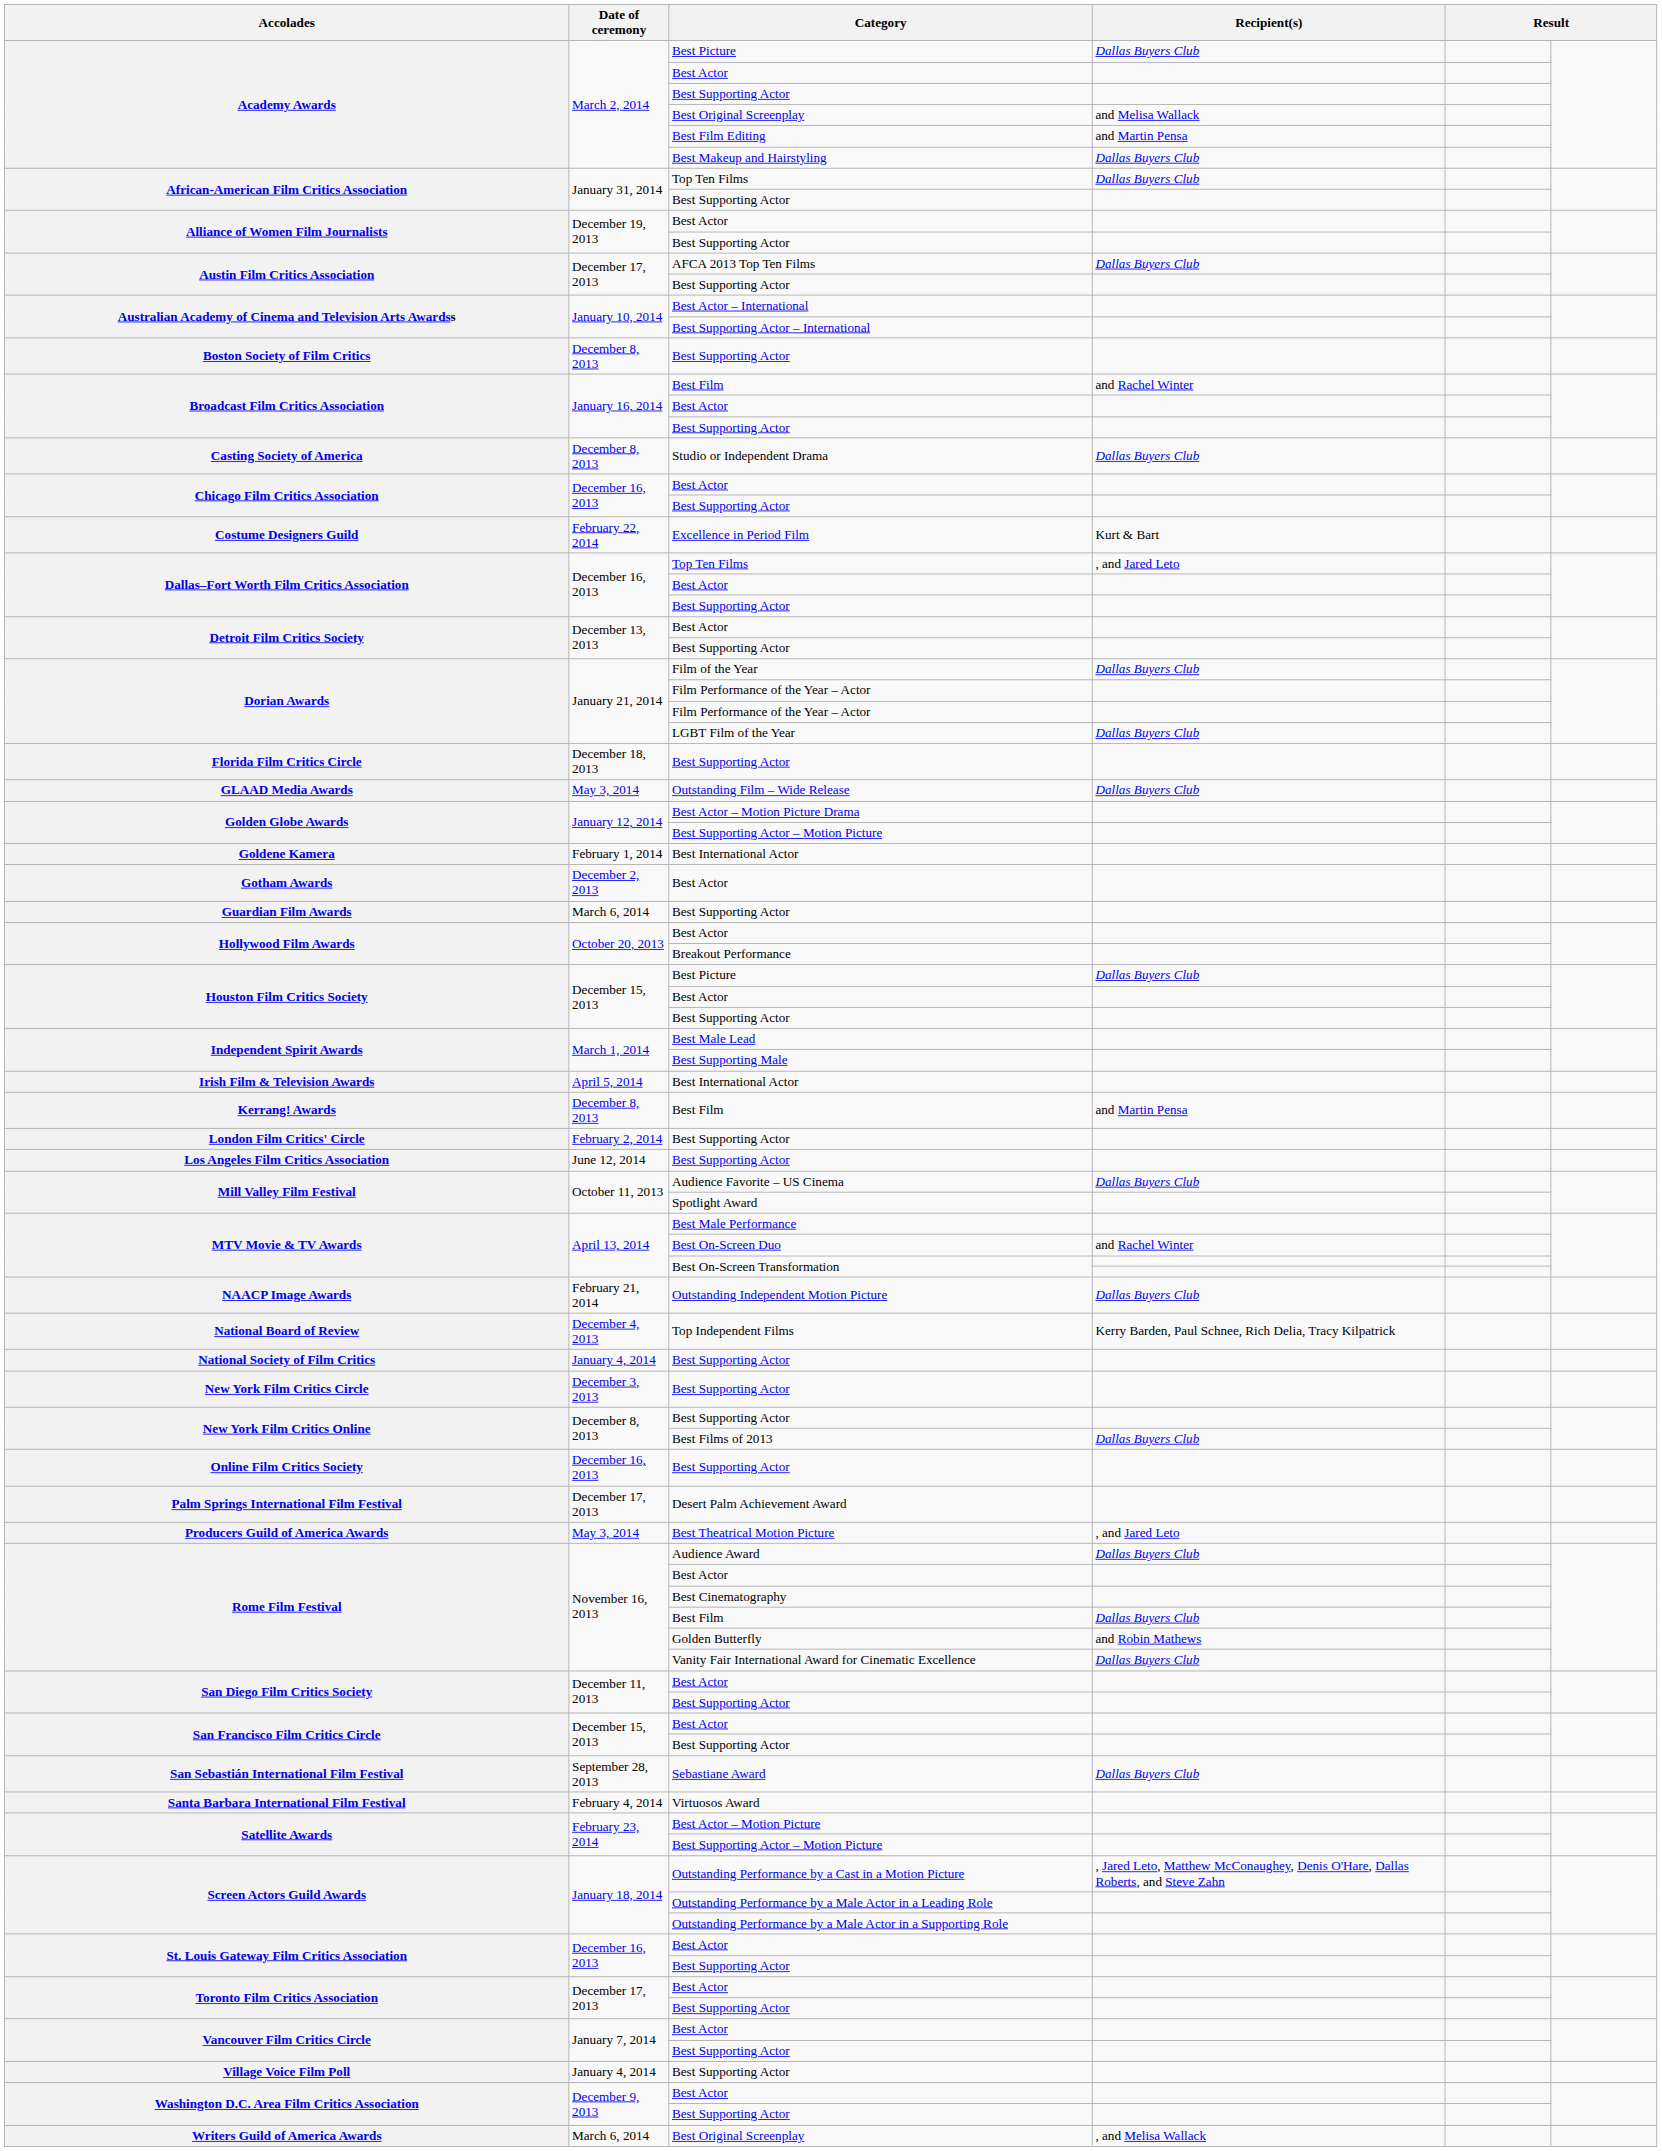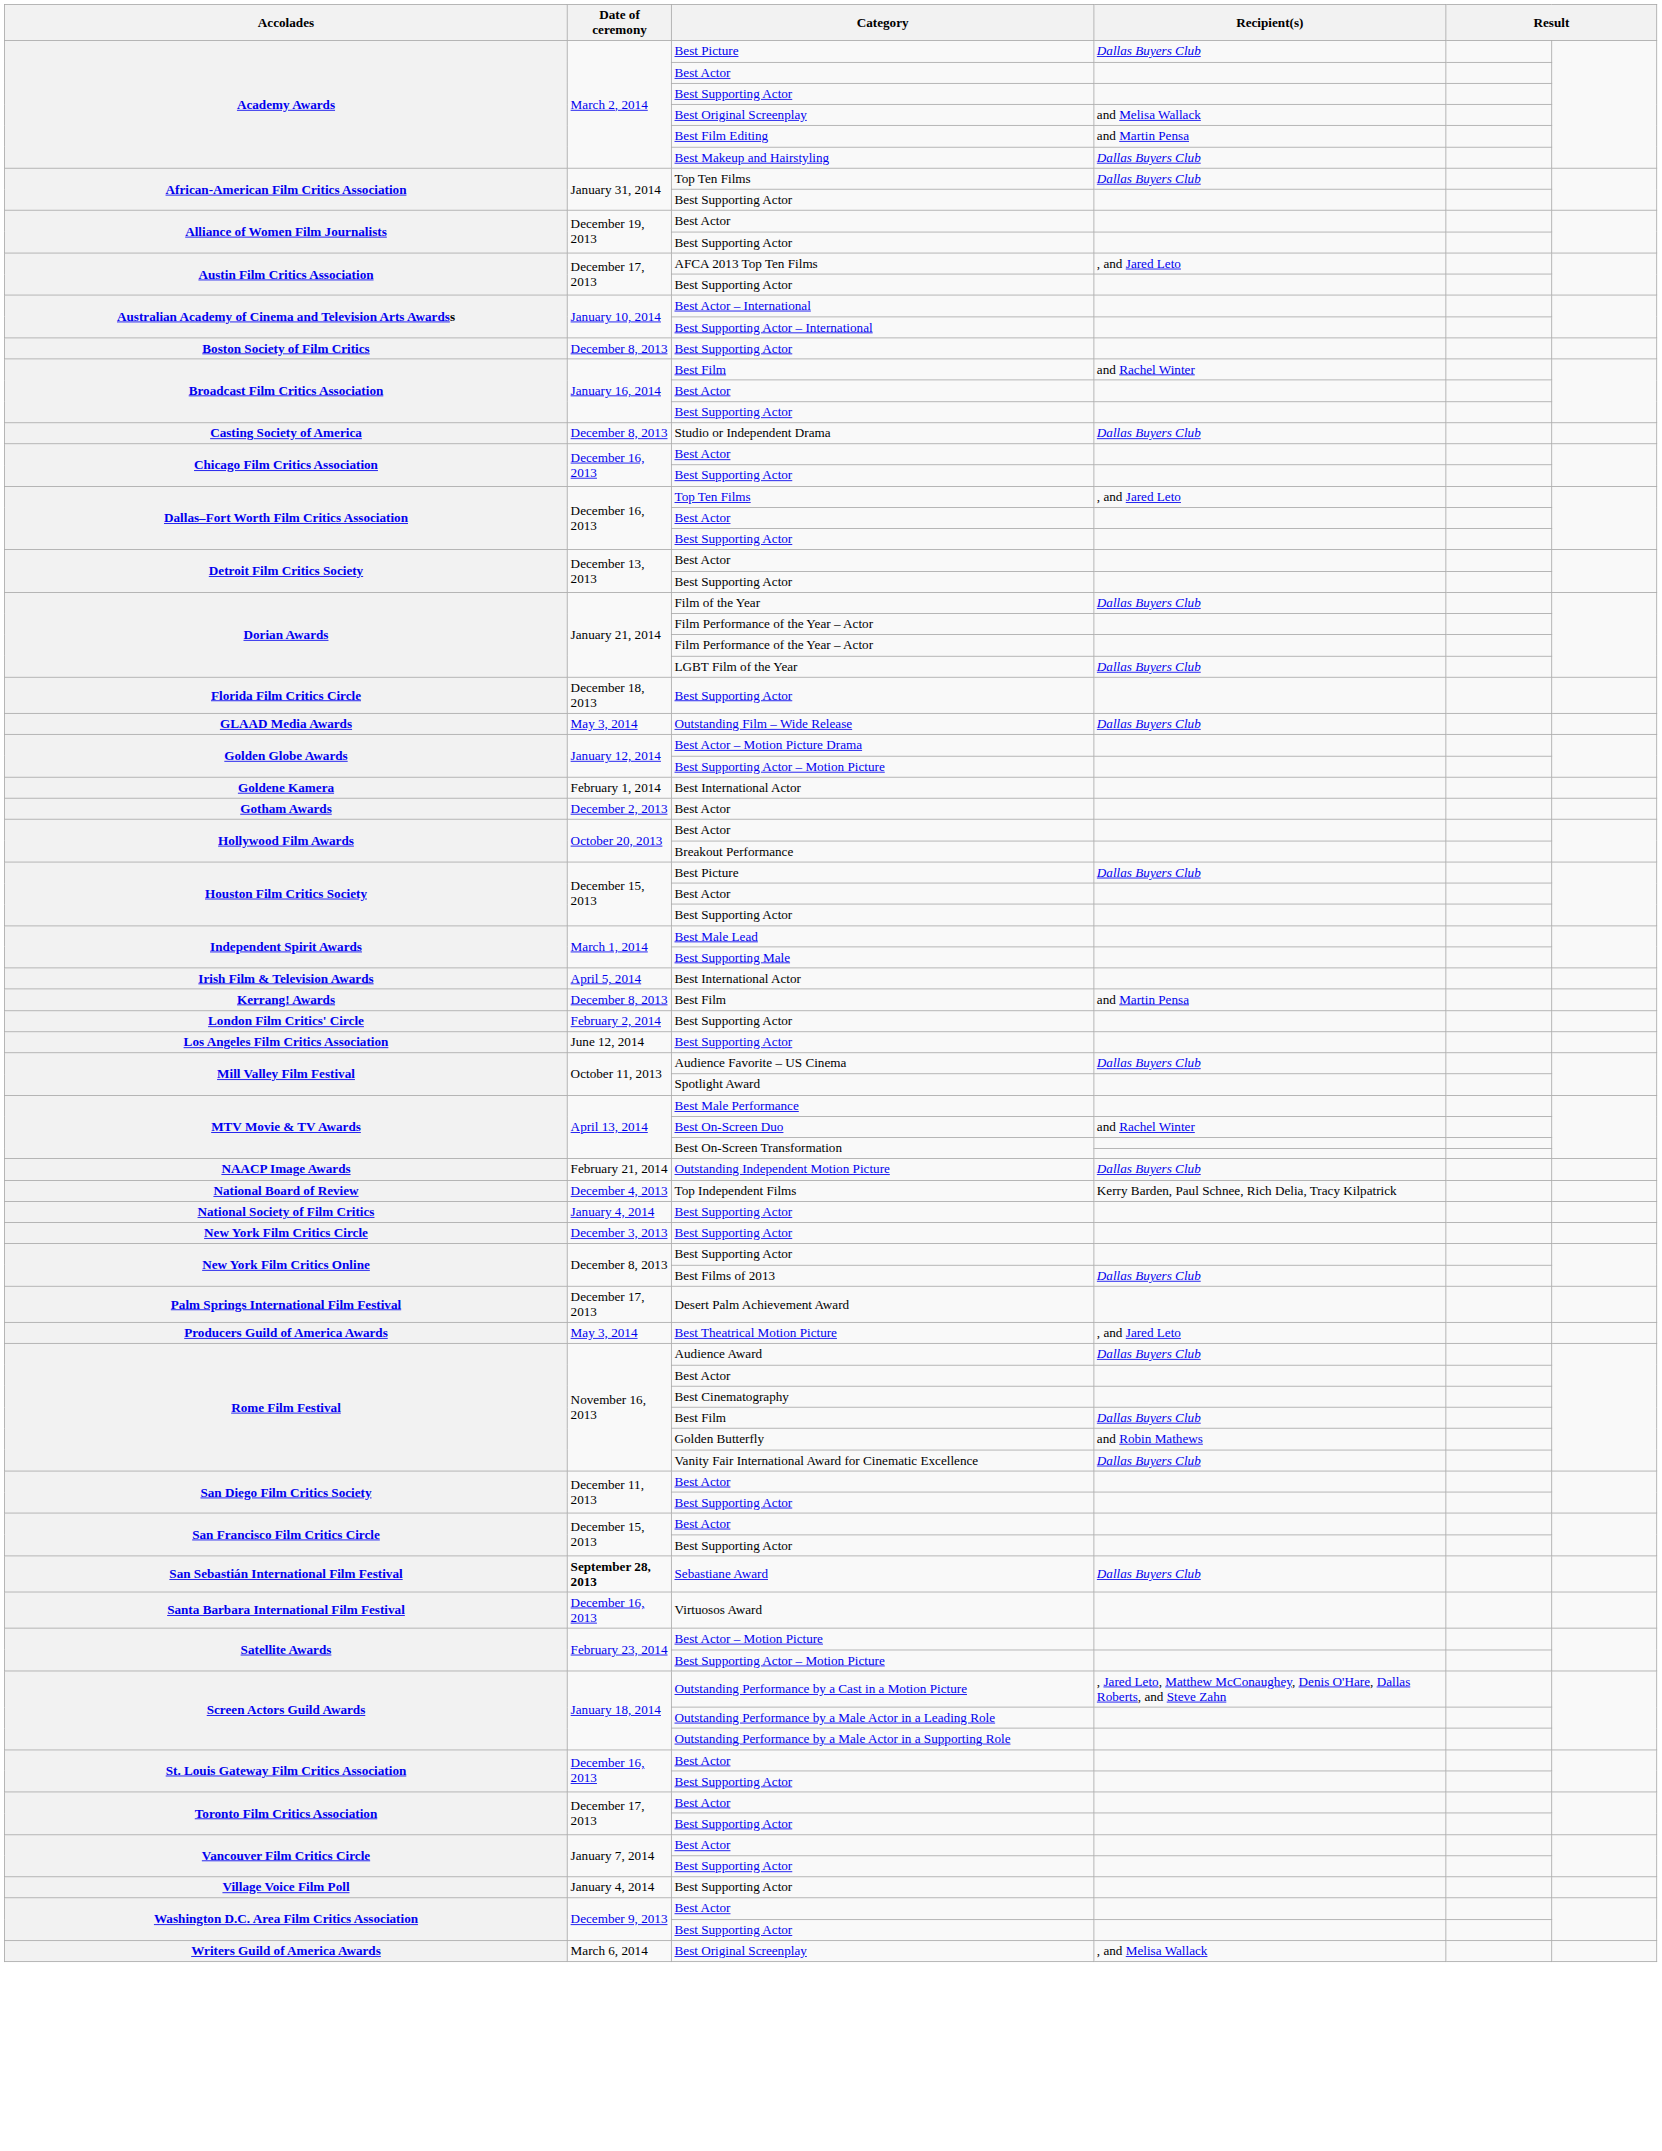(1147, 263) Dallas Buyers Club -> (1139, 263) , and Jared Leto
- row: (287, 534)
- row: (287, 911)
- row: (287, 1467)
(610, 1773) normal -> (611, 1573) bold
(617, 1802) February 4, 2014 -> (608, 1609) December 16, 2013
